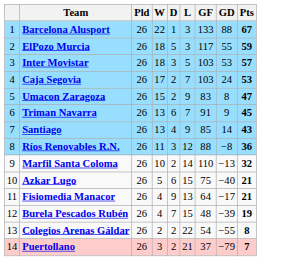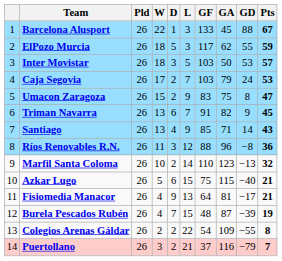+ column: (226, 12)
